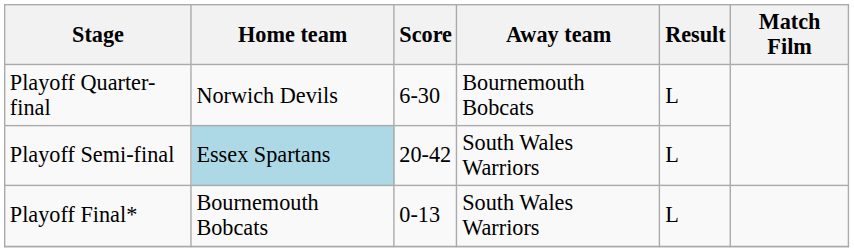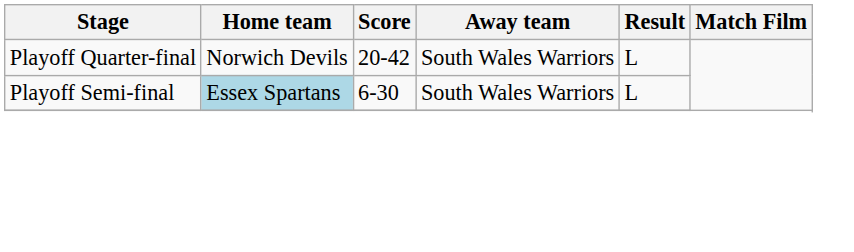(420, 94) 6-30 -> (384, 57) 20-42
(523, 94) Bournemouth Bobcats -> (518, 57) South Wales Warriors
(425, 155) 20-42 -> (378, 92) 6-30
- row: (74, 215)
